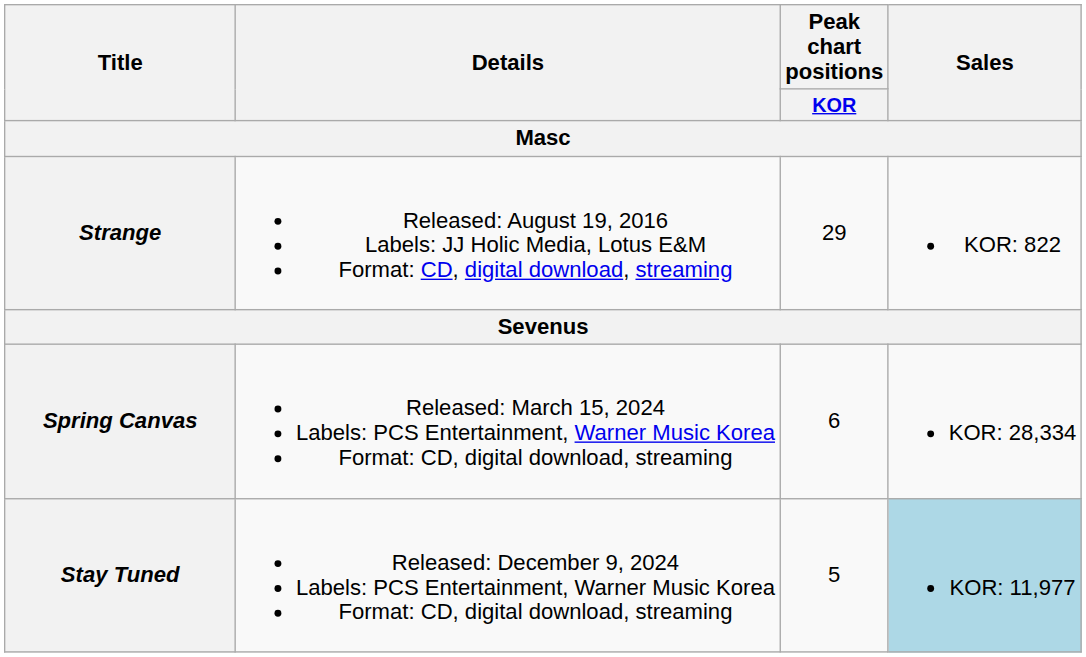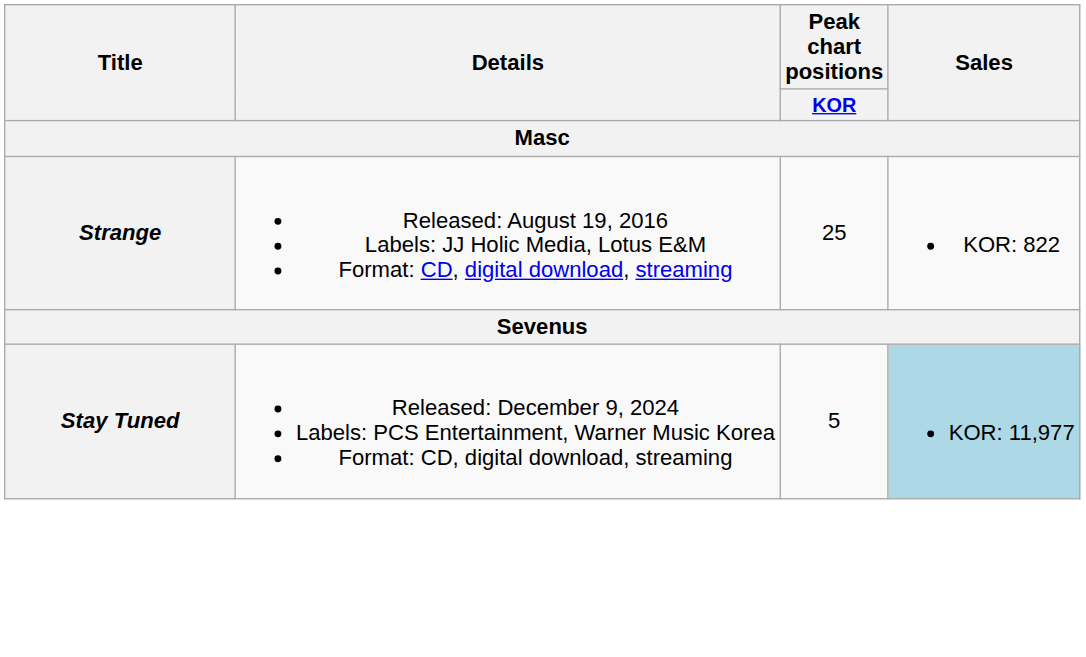(834, 232) 29 -> (834, 232) 25
- row: (120, 421)
